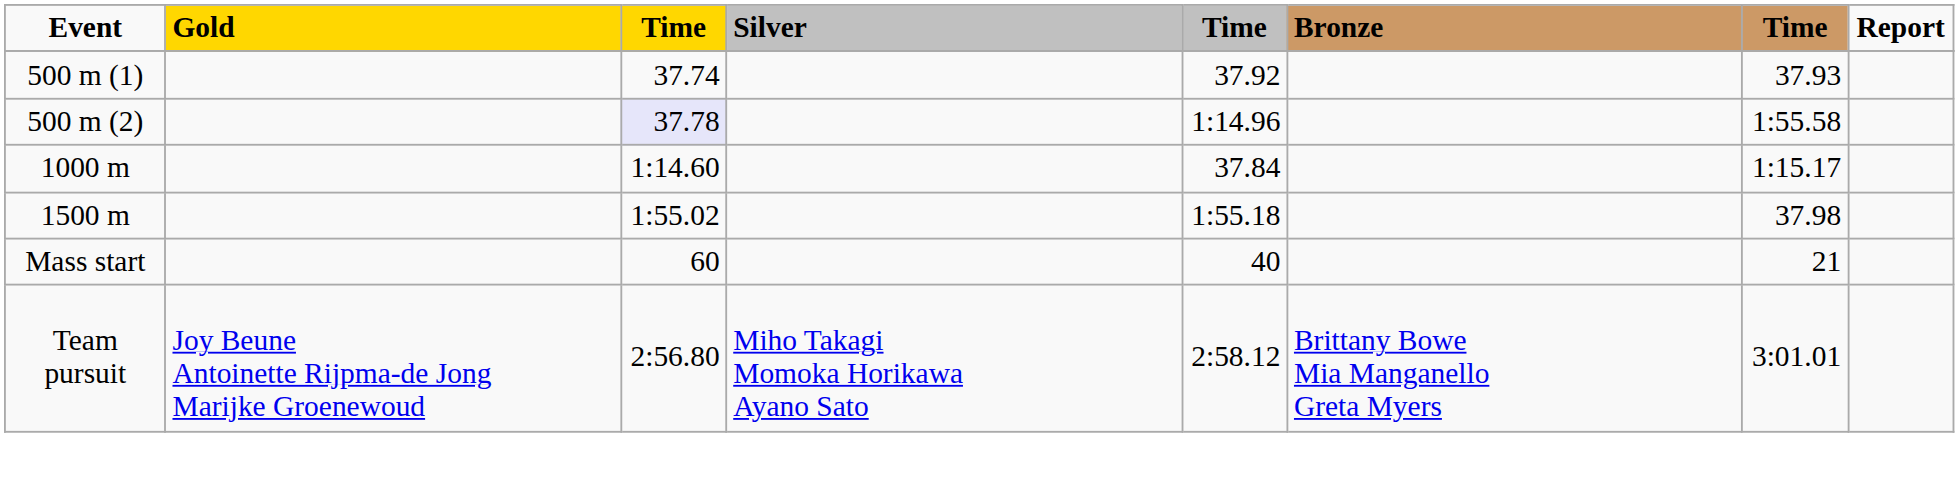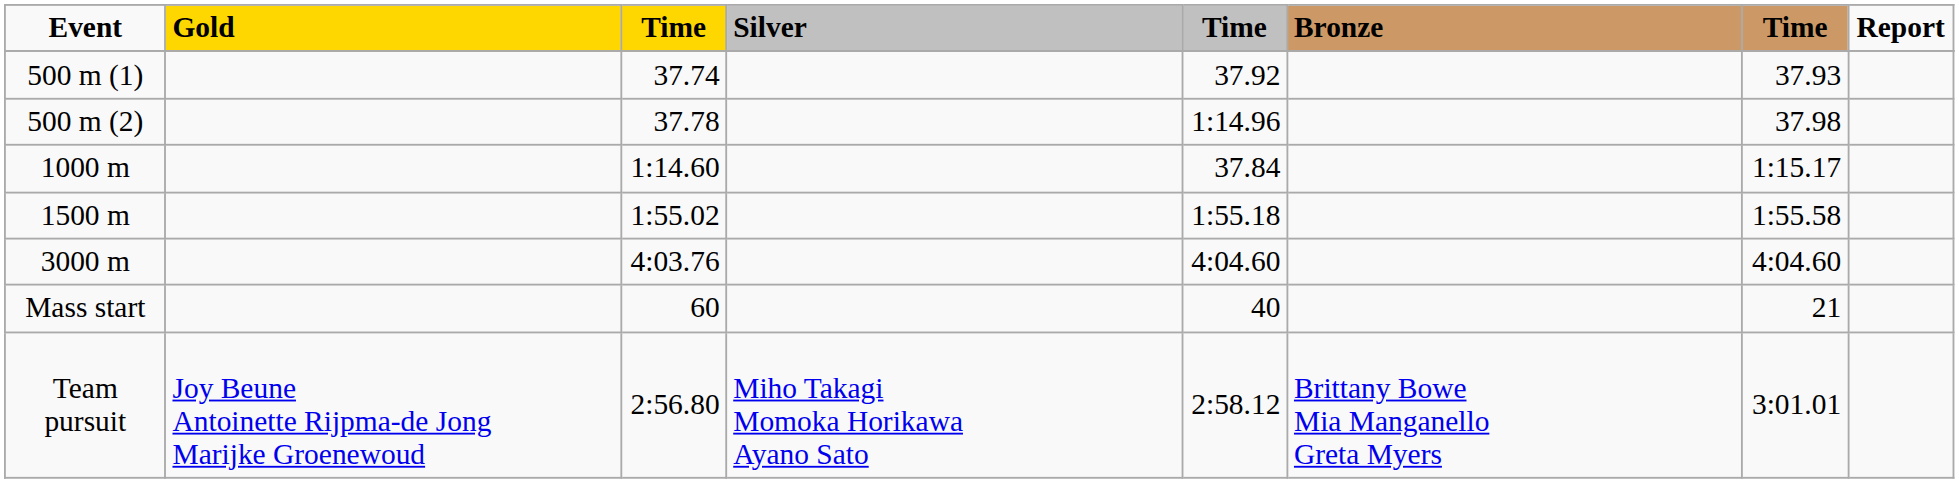(687, 121) lavender background -> (687, 121) no background
(1797, 121) 1:55.58 -> (1808, 121) 37.98
(1808, 214) 37.98 -> (1797, 214) 1:55.58
+ row: (85, 261)
